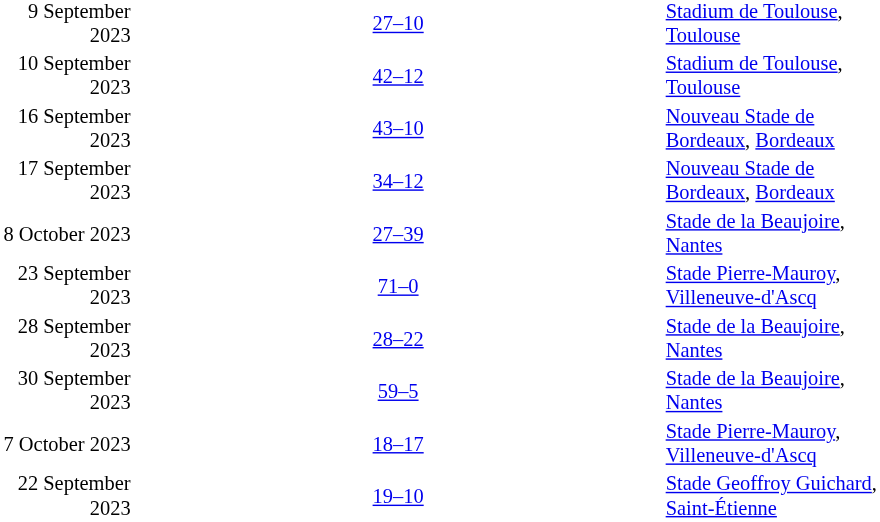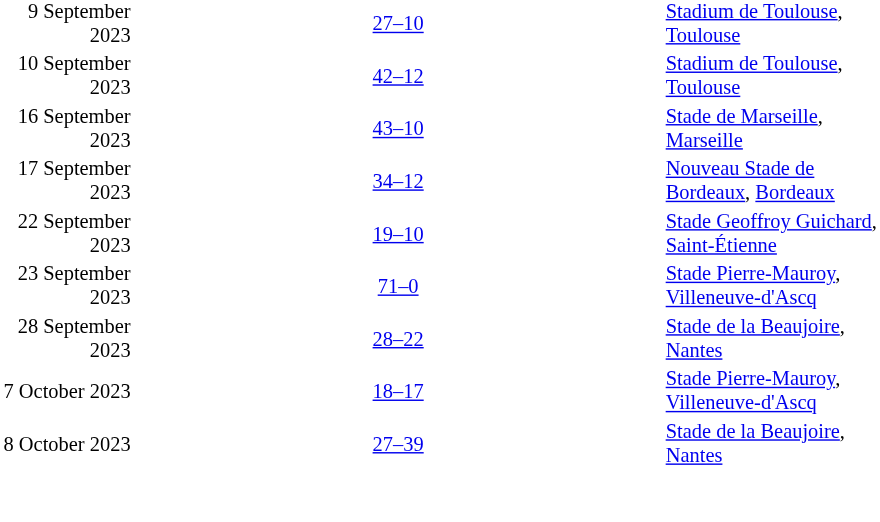(750, 128) Nouveau Stade de Bordeaux, Bordeaux -> (744, 128) Stade de Marseille, Marseille
rows swapped: (74, 495) <-> (67, 233)
- row: (74, 390)
